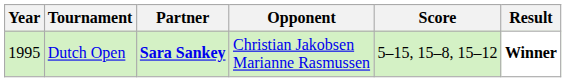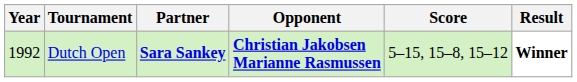(24, 53) 1995 -> (24, 53) 1992
(302, 53) normal -> (307, 53) bold
